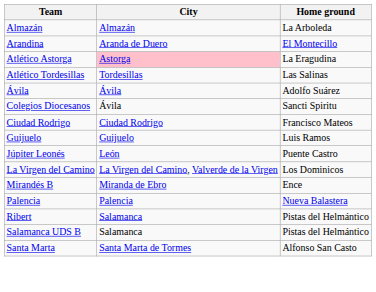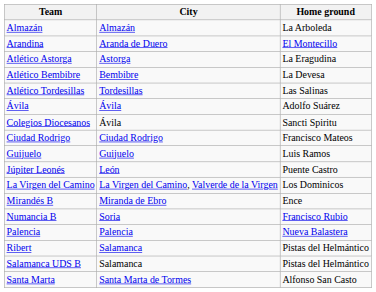(115, 59) pink background -> (115, 59) no background
+ row: (43, 75)
+ row: (32, 216)
